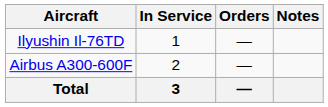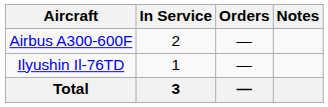rows swapped: (71, 65) <-> (71, 41)
